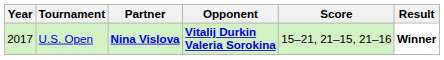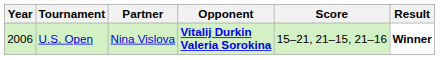(20, 39) 2017 -> (20, 39) 2006
(145, 39) bold -> (143, 39) normal
